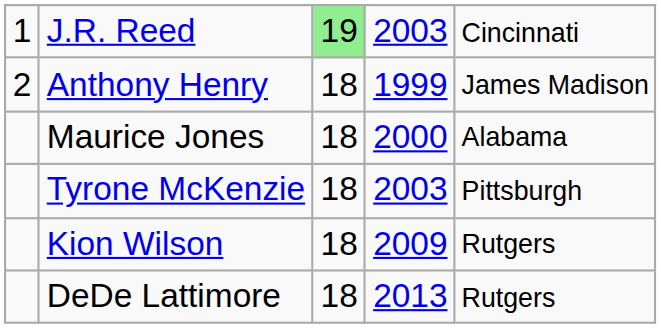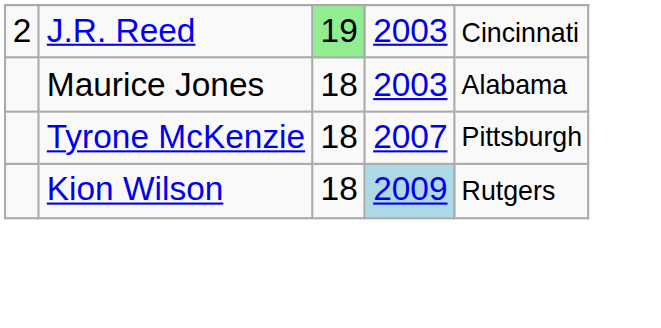(22, 31) 1 -> (22, 31) 2
- row: (157, 84)
(410, 137) 2000 -> (410, 84) 2003
(410, 190) 2003 -> (410, 137) 2007
(410, 243) no background -> (410, 190) lightblue background
- row: (164, 296)
